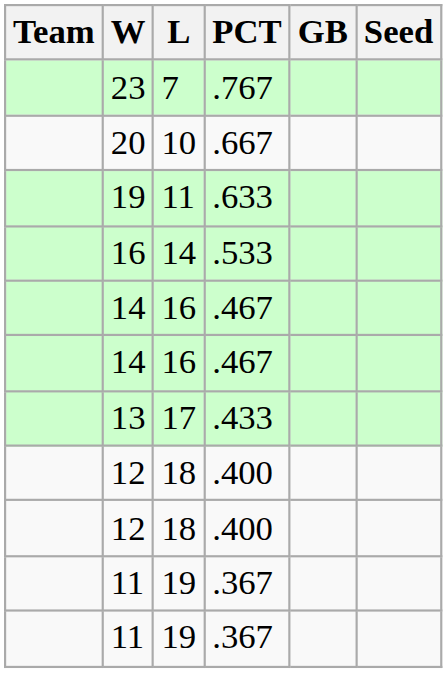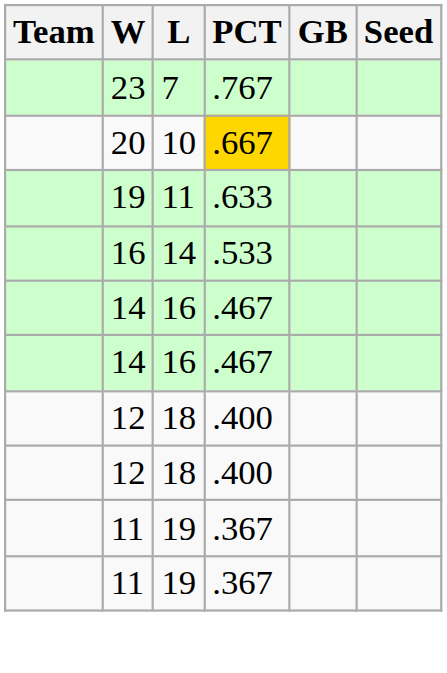(243, 142) no background -> (243, 142) gold background
- row: (128, 417)
